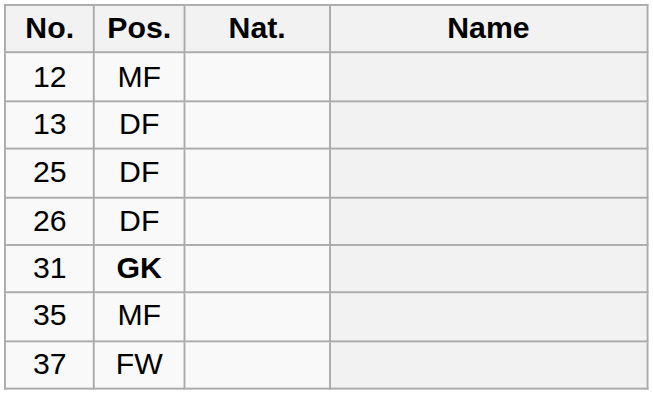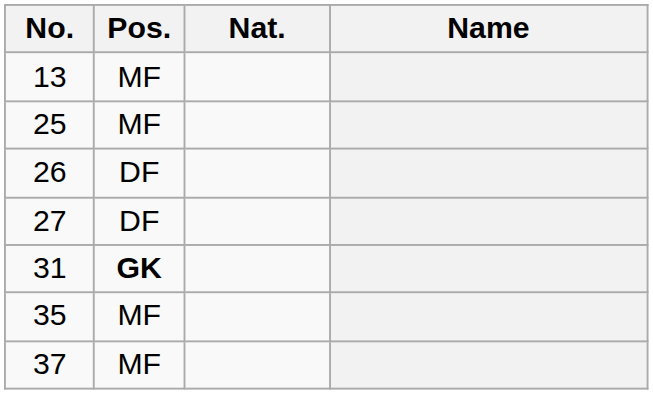- row: (50, 76)
(139, 124) DF -> (139, 76) MF
(139, 172) DF -> (139, 124) MF
+ row: (50, 220)
(139, 364) FW -> (139, 364) MF
